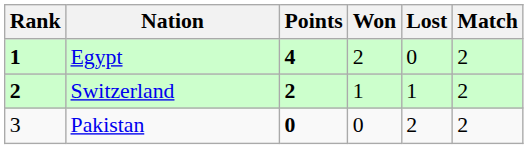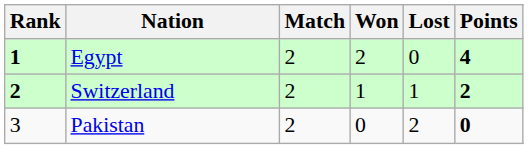columns swapped: (488, 21) <-> (314, 21)
